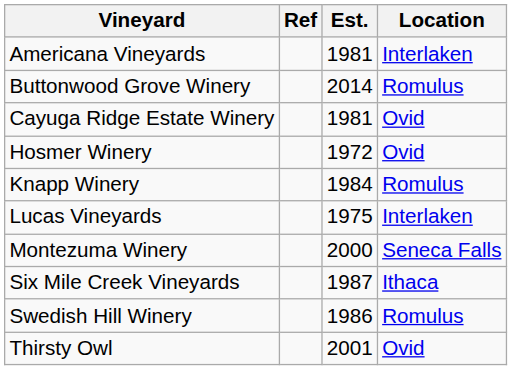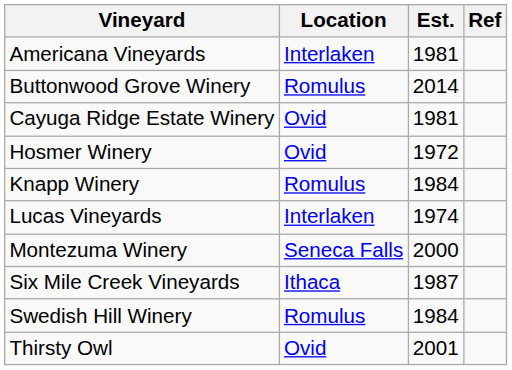columns swapped: (442, 20) <-> (301, 20)
(350, 217) 1975 -> (436, 217) 1974
(350, 315) 1986 -> (436, 315) 1984
